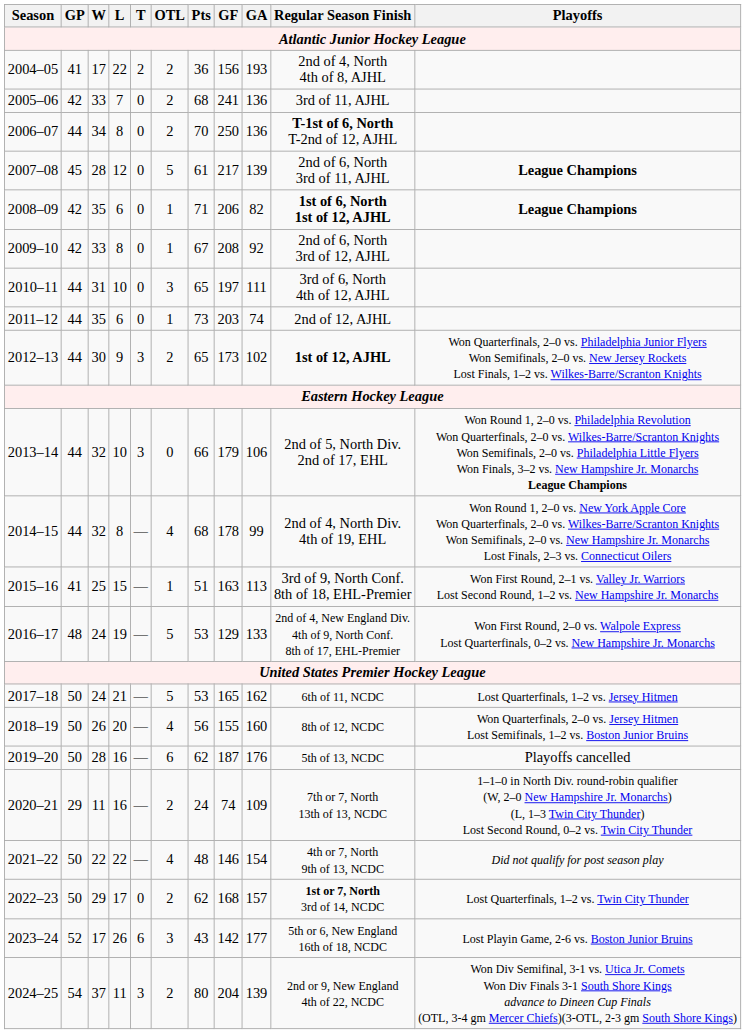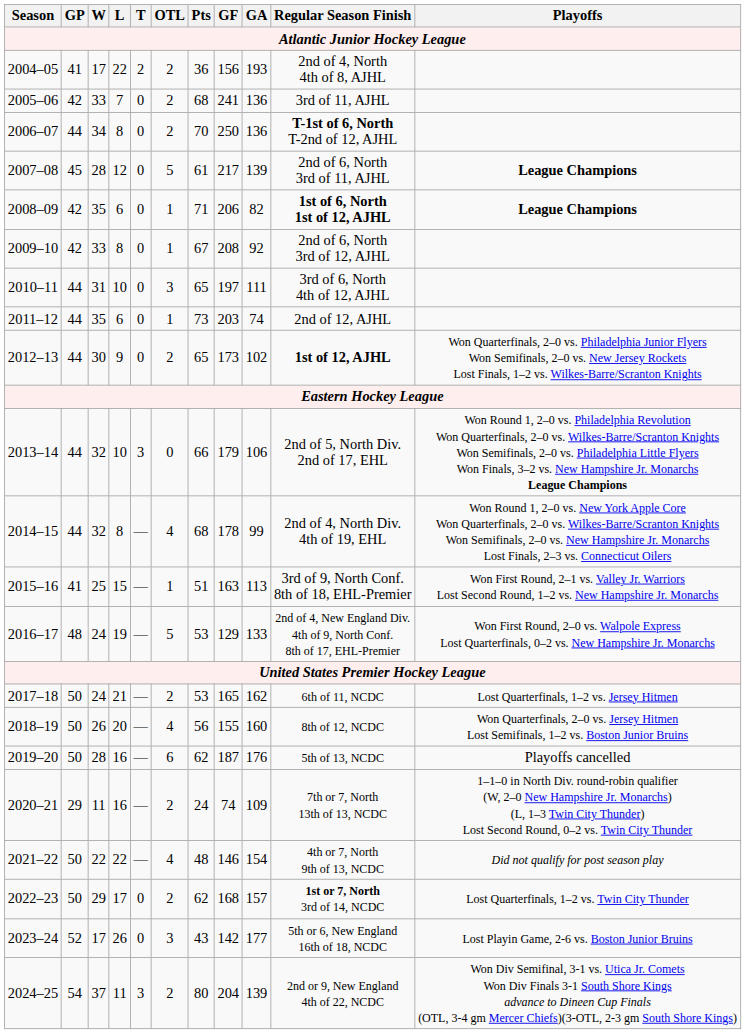(141, 357) 3 -> (141, 357) 0
(170, 695) 5 -> (170, 695) 2
(141, 938) 6 -> (141, 938) 0
